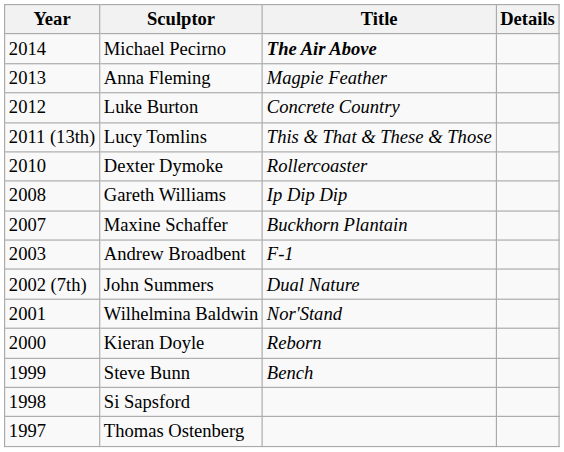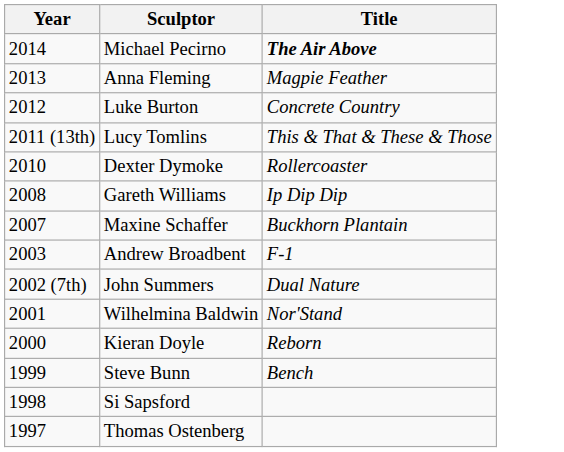- column: (528, 19)
